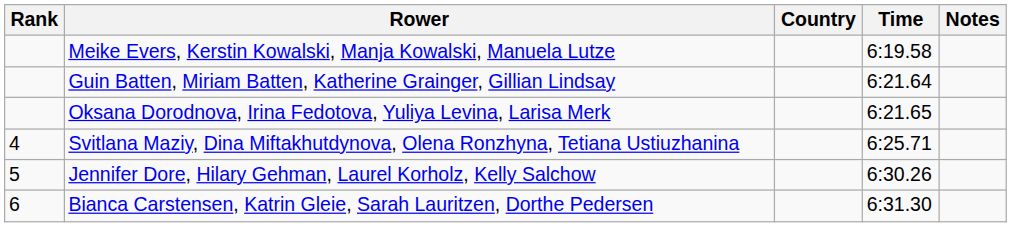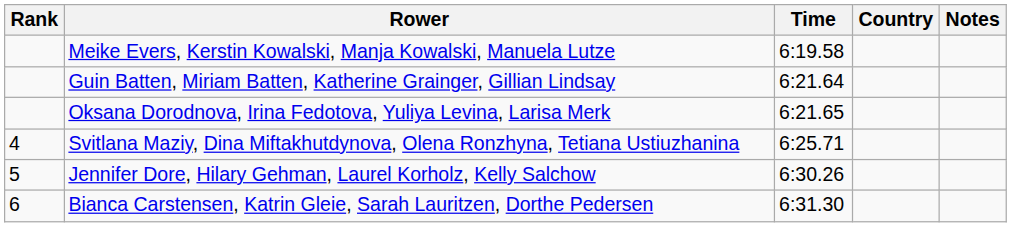columns swapped: (818, 19) <-> (901, 19)
